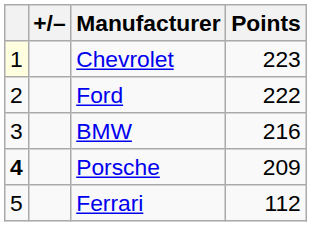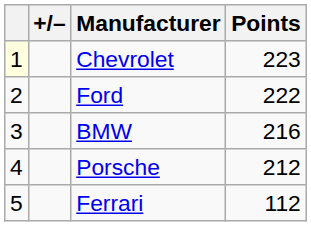(16, 167) bold -> (16, 167) normal
(282, 167) 209 -> (282, 167) 212
